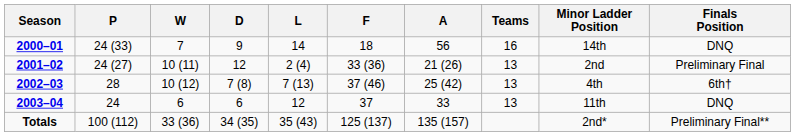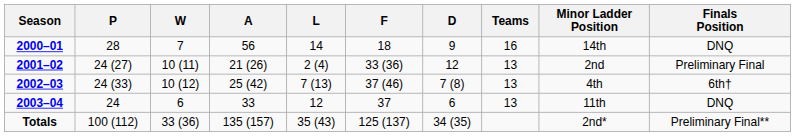columns swapped: (239, 21) <-> (443, 21)
(113, 46) 24 (33) -> (113, 46) 28
(113, 84) 28 -> (113, 84) 24 (33)
